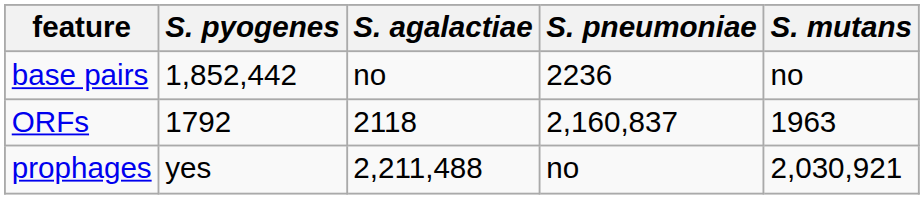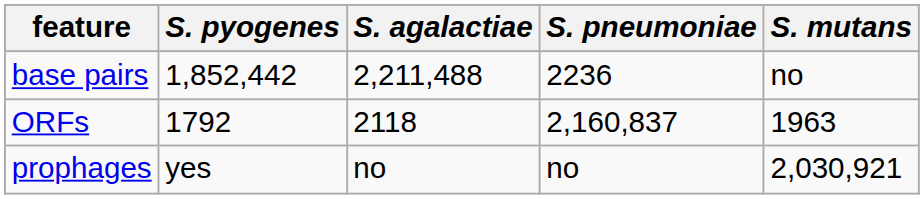(370, 74) no -> (418, 74) 2,211,488
(418, 168) 2,211,488 -> (370, 168) no
